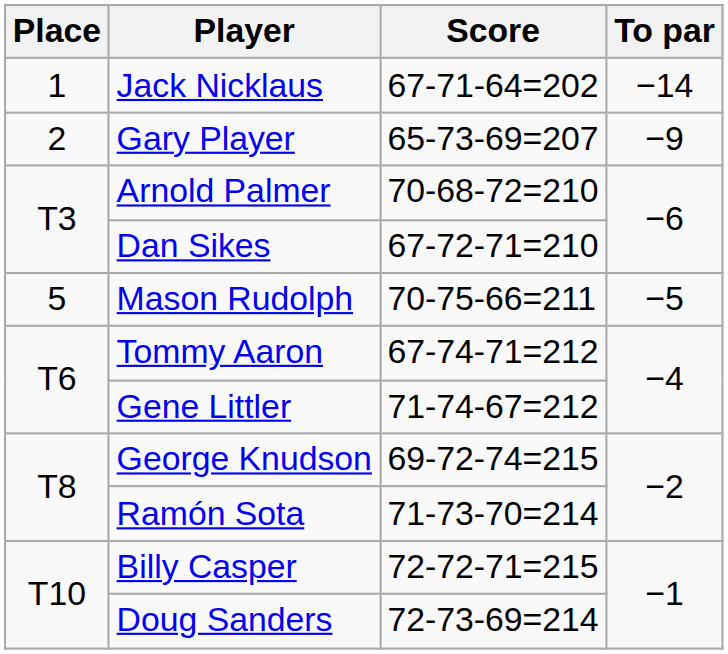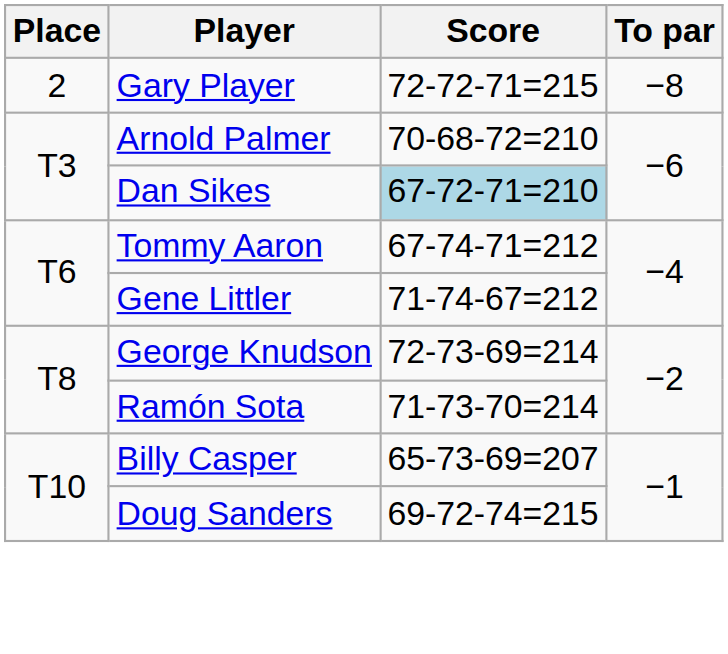- row: (220, 84)
(493, 138) 65-73-69=207 -> (493, 84) 72-72-71=215
(665, 138) −9 -> (665, 84) −8
(493, 245) no background -> (493, 191) lightblue background
- row: (235, 298)
(493, 459) 69-72-74=215 -> (493, 352) 72-73-69=214
(493, 566) 72-72-71=215 -> (493, 459) 65-73-69=207
(493, 620) 72-73-69=214 -> (493, 513) 69-72-74=215
